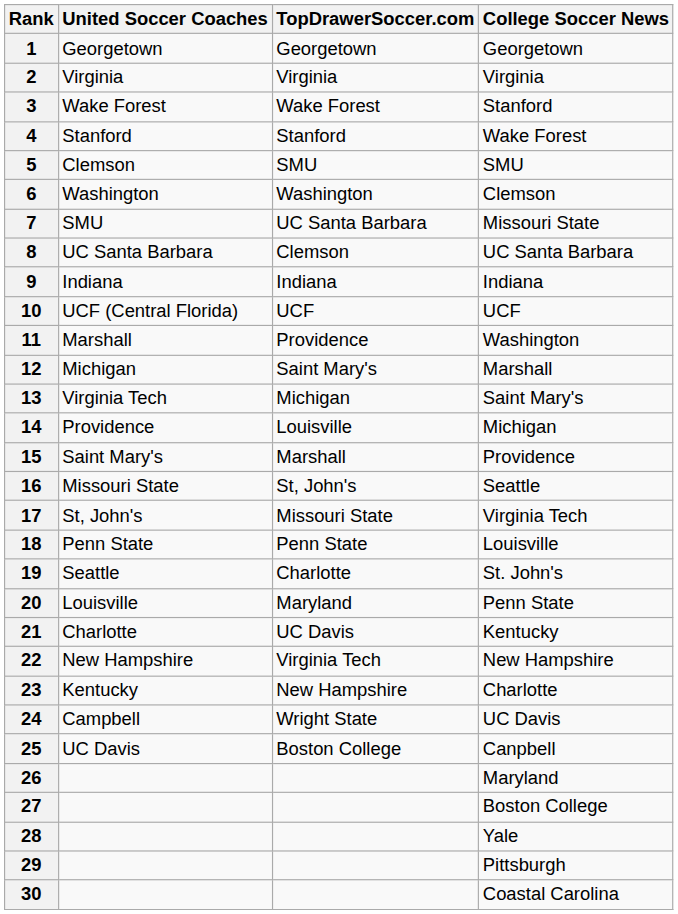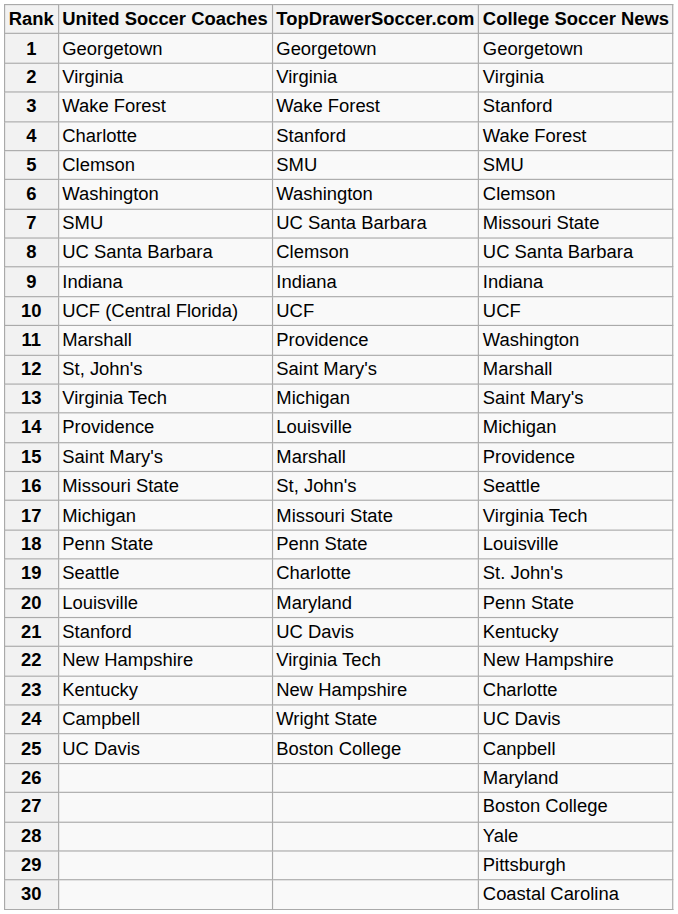(97, 135) Stanford -> (100, 135) Charlotte
(99, 369) Michigan -> (102, 369) St, John's
(102, 515) St, John's -> (99, 515) Michigan
(100, 631) Charlotte -> (97, 631) Stanford
